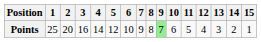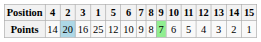columns swapped: (53, 12) <-> (98, 12)
(68, 29) no background -> (68, 29) lightblue background
